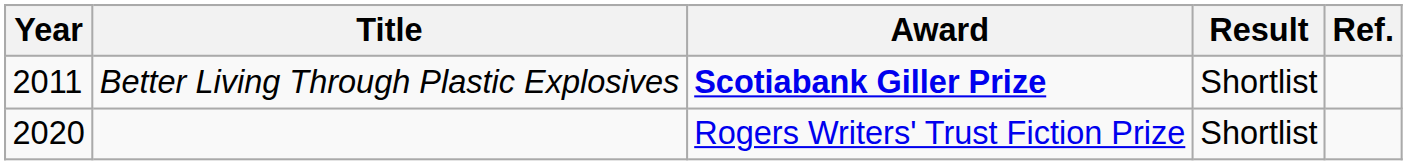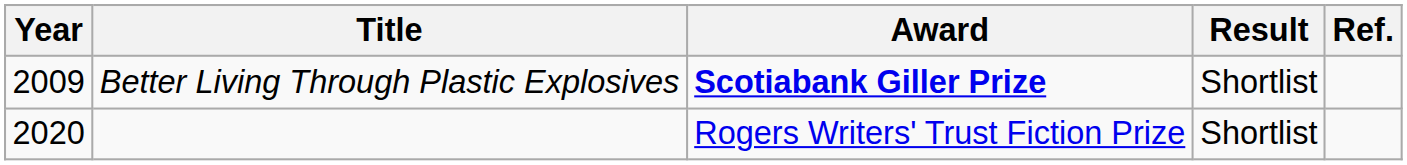(47, 81) 2011 -> (49, 81) 2009
